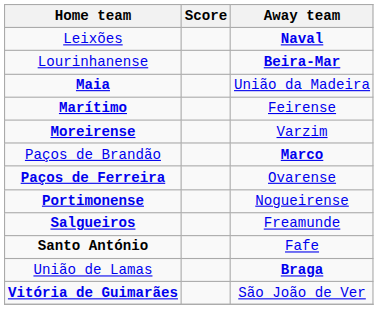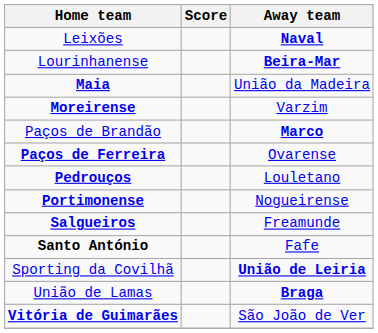- row: (93, 108)
+ row: (93, 178)
+ row: (93, 270)
